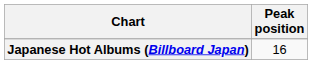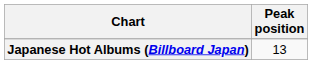(279, 49) 16 -> (279, 49) 13
